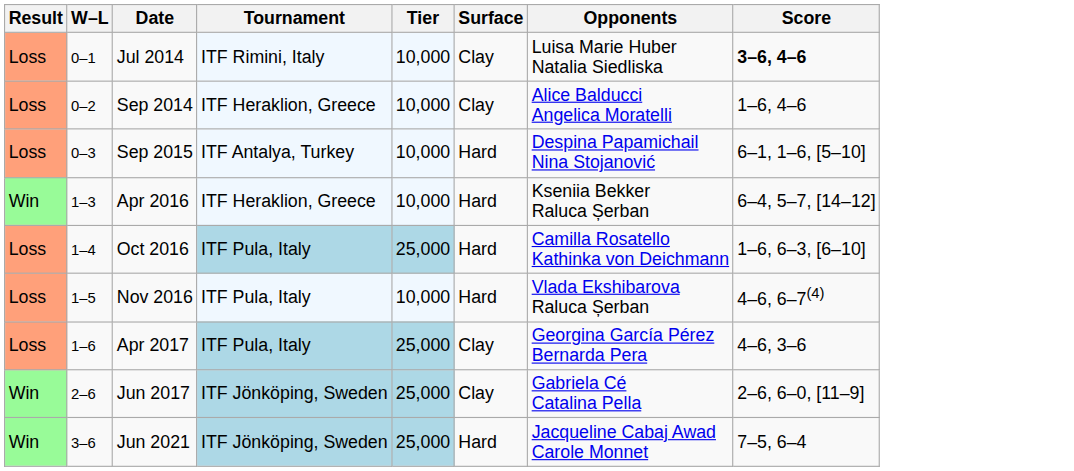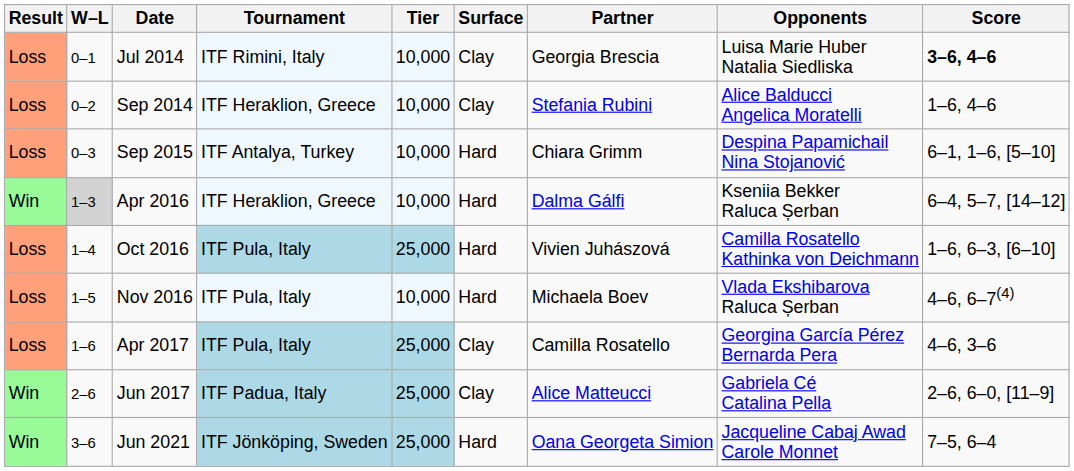+ column: (622, 18)
(83, 202) no background -> (83, 202) lightgrey background
(294, 393) ITF Jönköping, Sweden -> (264, 393) ITF Padua, Italy
